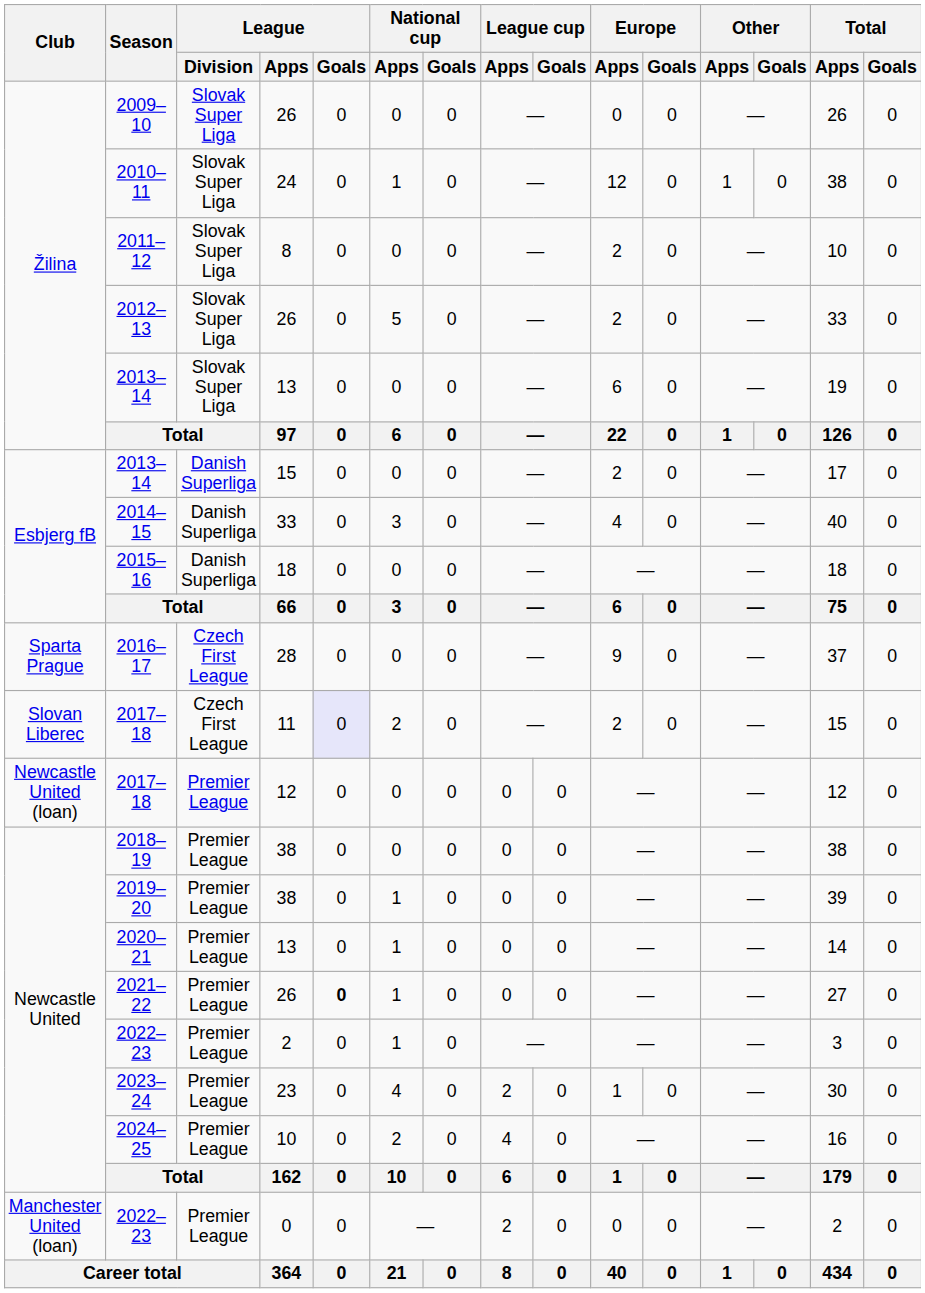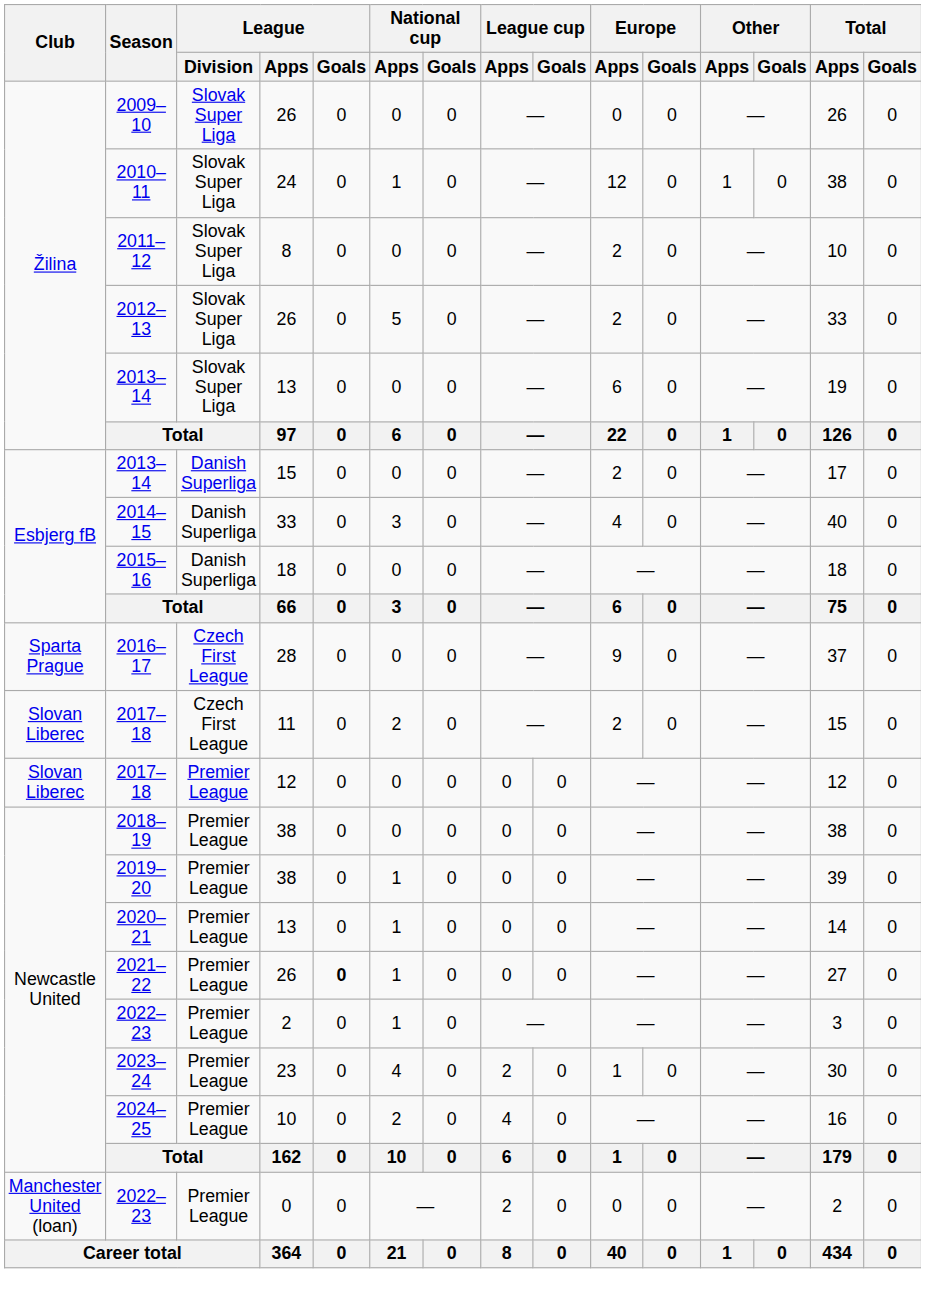(341, 724) lavender background -> (341, 724) no background
(55, 792) Newcastle United (loan) -> (55, 782) Slovan Liberec
